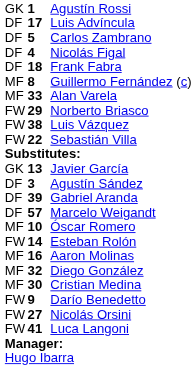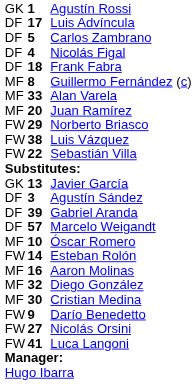+ row: (91, 110)
